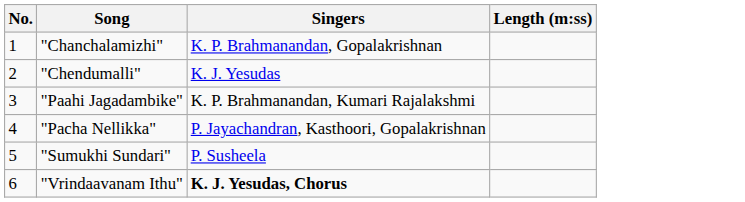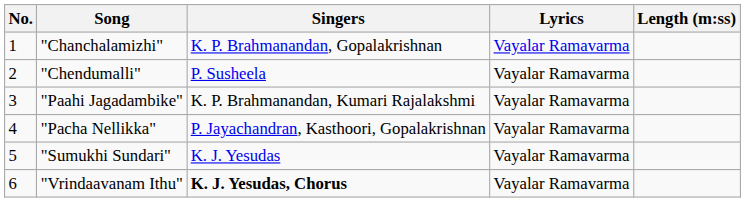+ column: (562, 18)
(236, 73) K. J. Yesudas -> (228, 73) P. Susheela
(228, 156) P. Susheela -> (236, 156) K. J. Yesudas
